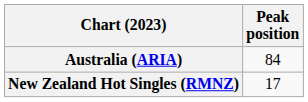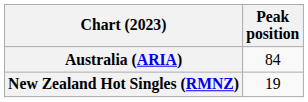(273, 84) 17 -> (273, 84) 19
